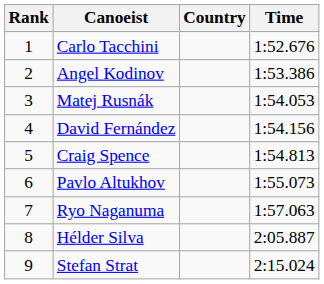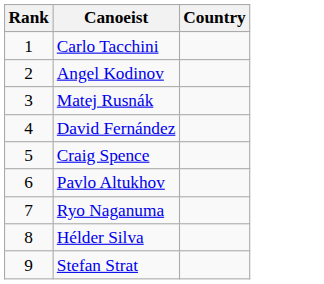- column: (284, 18)
